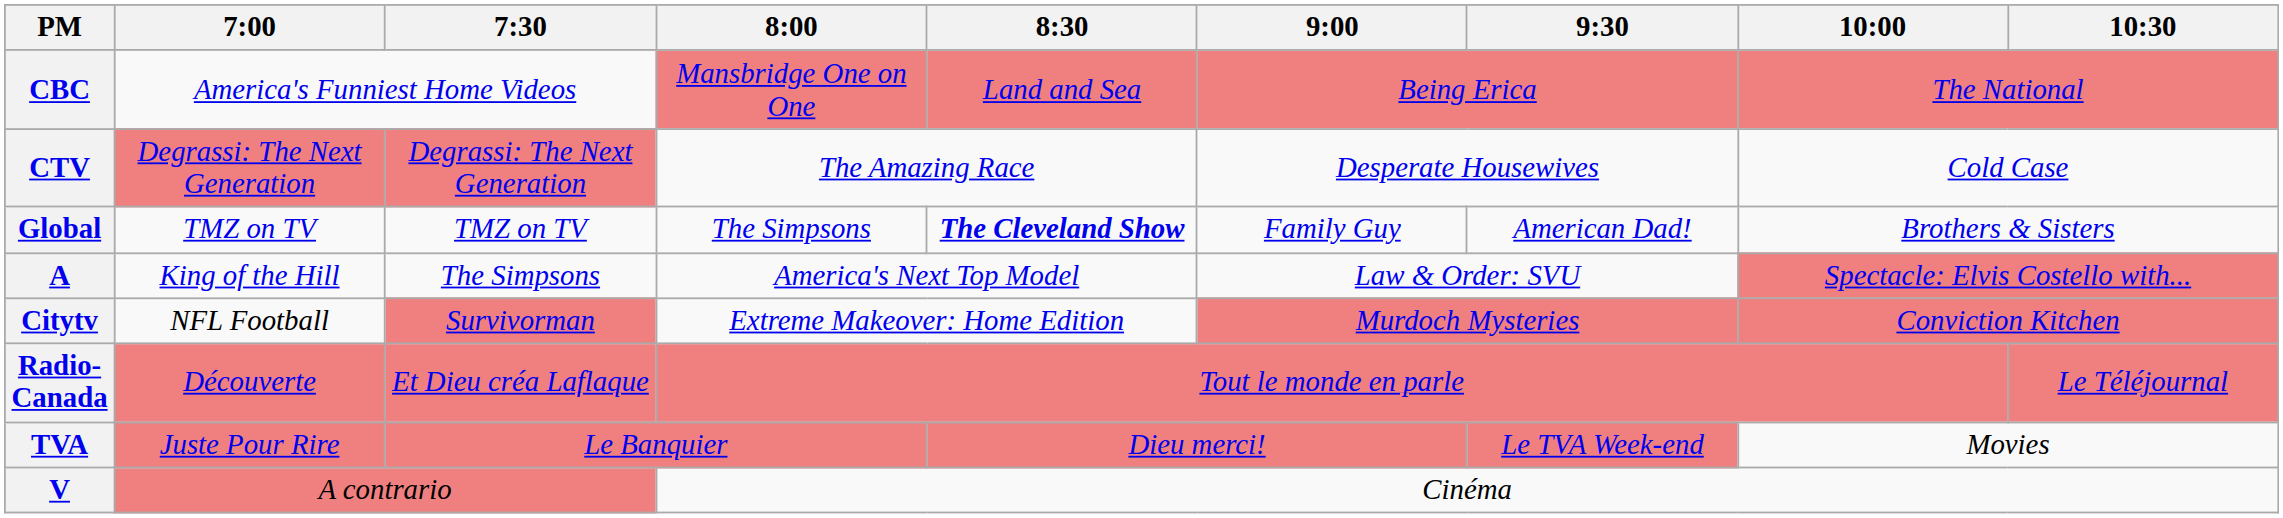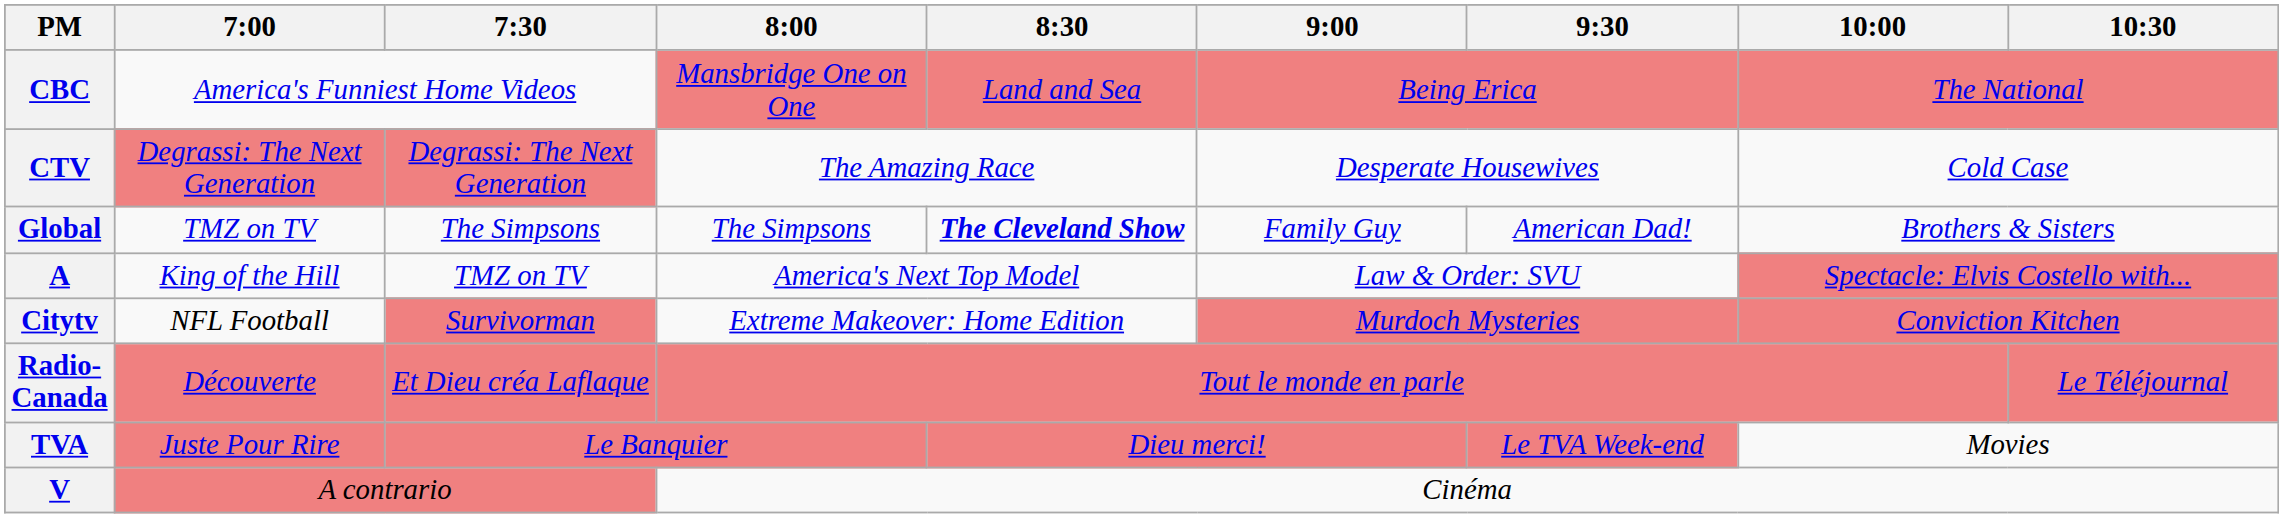(520, 229) TMZ on TV -> (520, 229) The Simpsons
(520, 274) The Simpsons -> (520, 274) TMZ on TV
